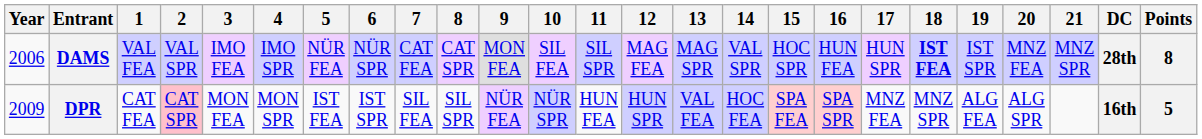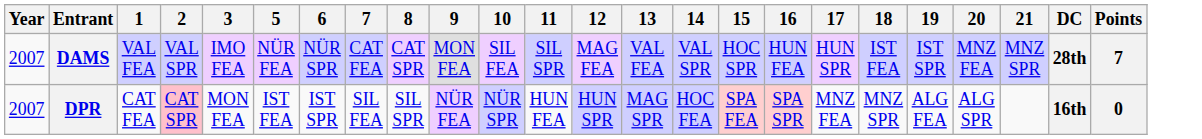- column: (278, 18)
(27, 58) 2006 -> (27, 58) 2007
(697, 58) MAG SPR -> (647, 58) VAL FEA
(933, 58) bold -> (883, 58) normal
(1169, 58) 8 -> (1119, 58) 7
(27, 109) 2009 -> (27, 109) 2007
(697, 109) VAL FEA -> (647, 109) MAG SPR
(1169, 109) 5 -> (1119, 109) 0
